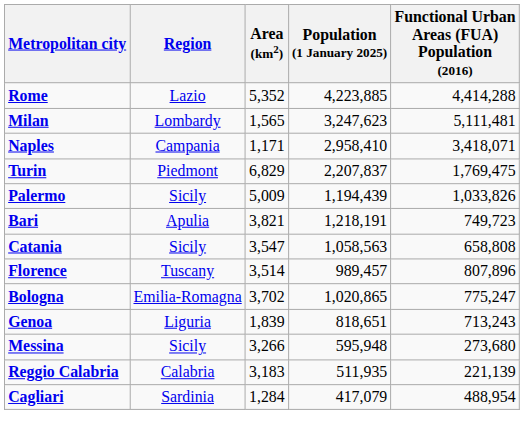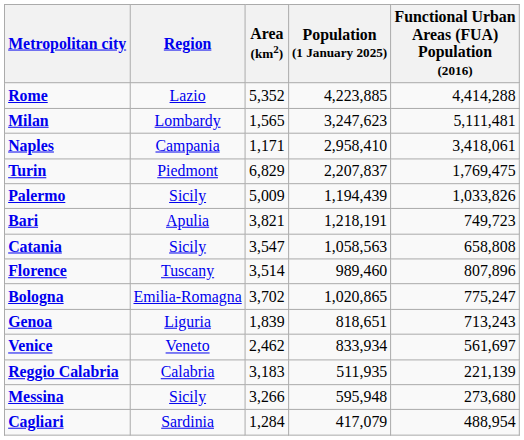(484, 145) 3,418,071 -> (484, 145) 3,418,061
(362, 271) 989,457 -> (362, 271) 989,460
+ row: (30, 346)
rows swapped: (36, 346) <-> (63, 371)
